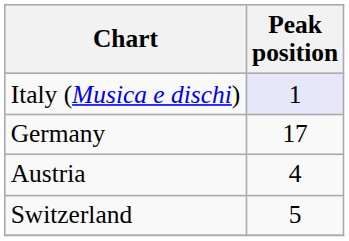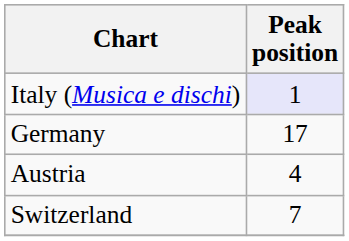(295, 214) 5 -> (295, 214) 7
